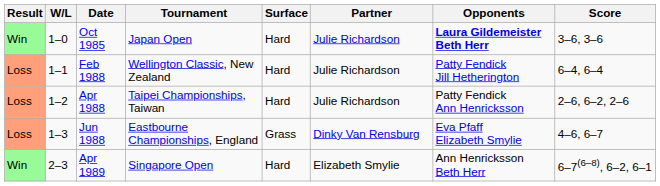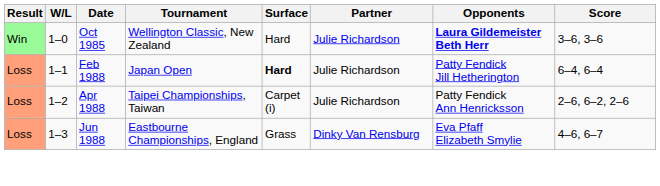(160, 38) Japan Open -> (191, 38) Wellington Classic, New Zealand
(191, 70) Wellington Classic, New Zealand -> (160, 70) Japan Open
(278, 70) normal -> (278, 70) bold
(278, 102) Hard -> (283, 102) Carpet (i)
- row: (92, 165)
